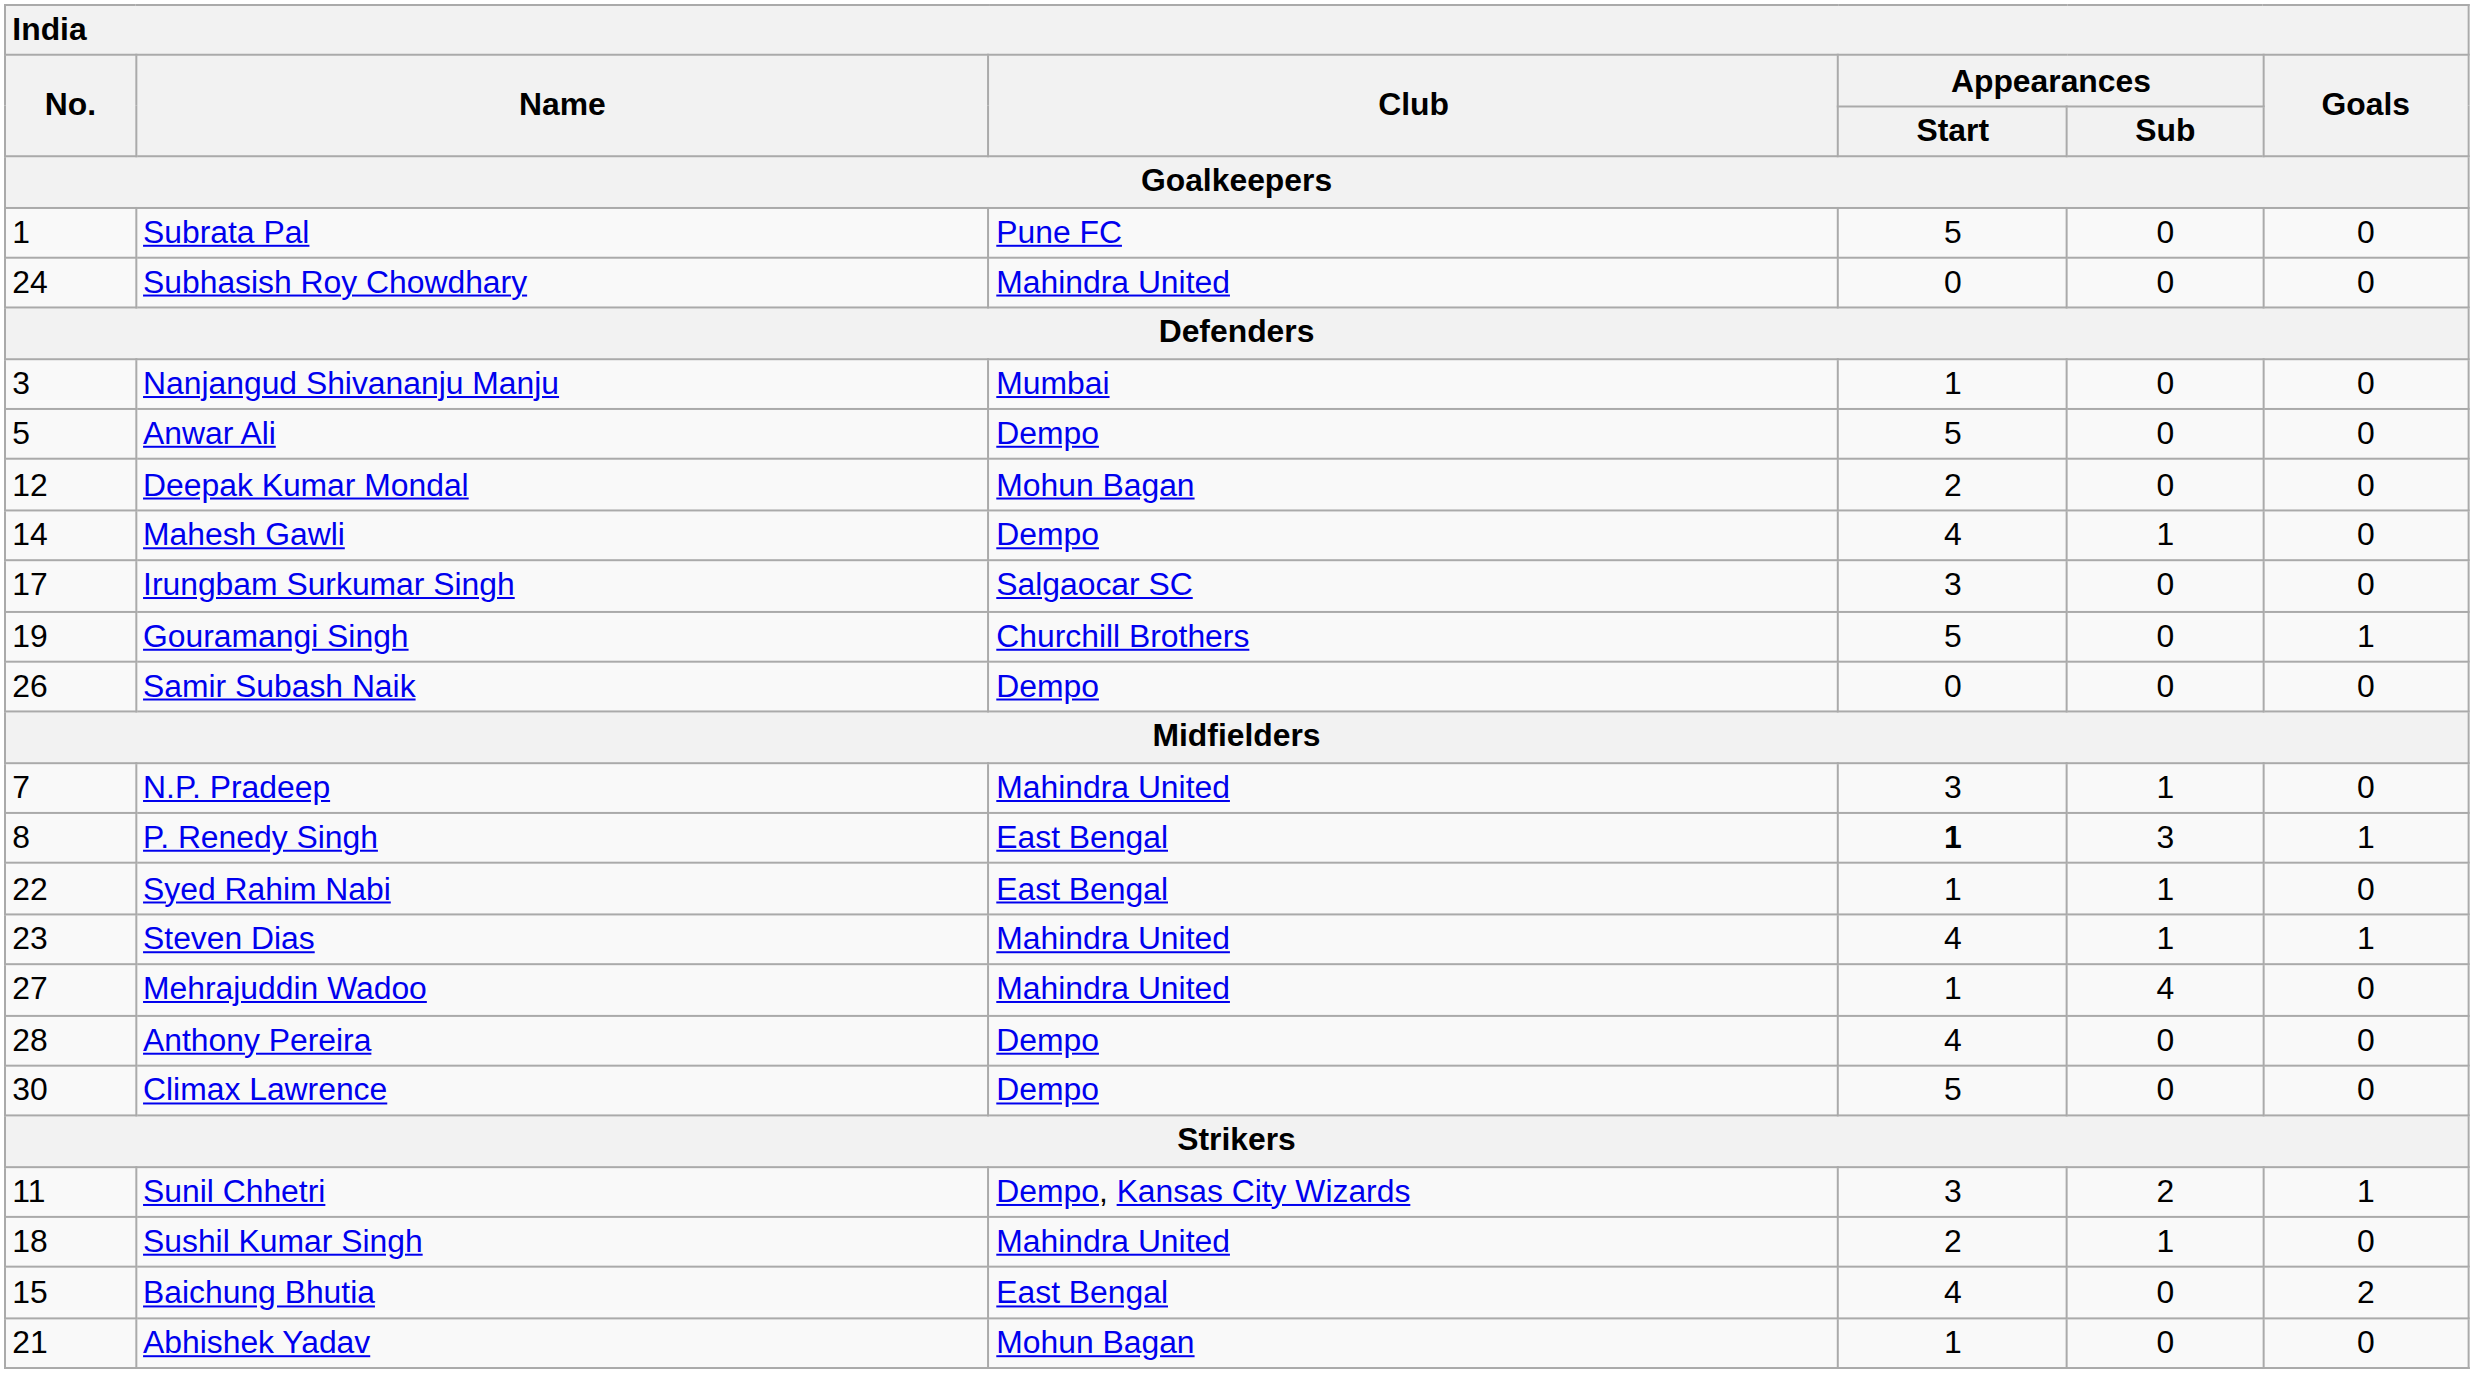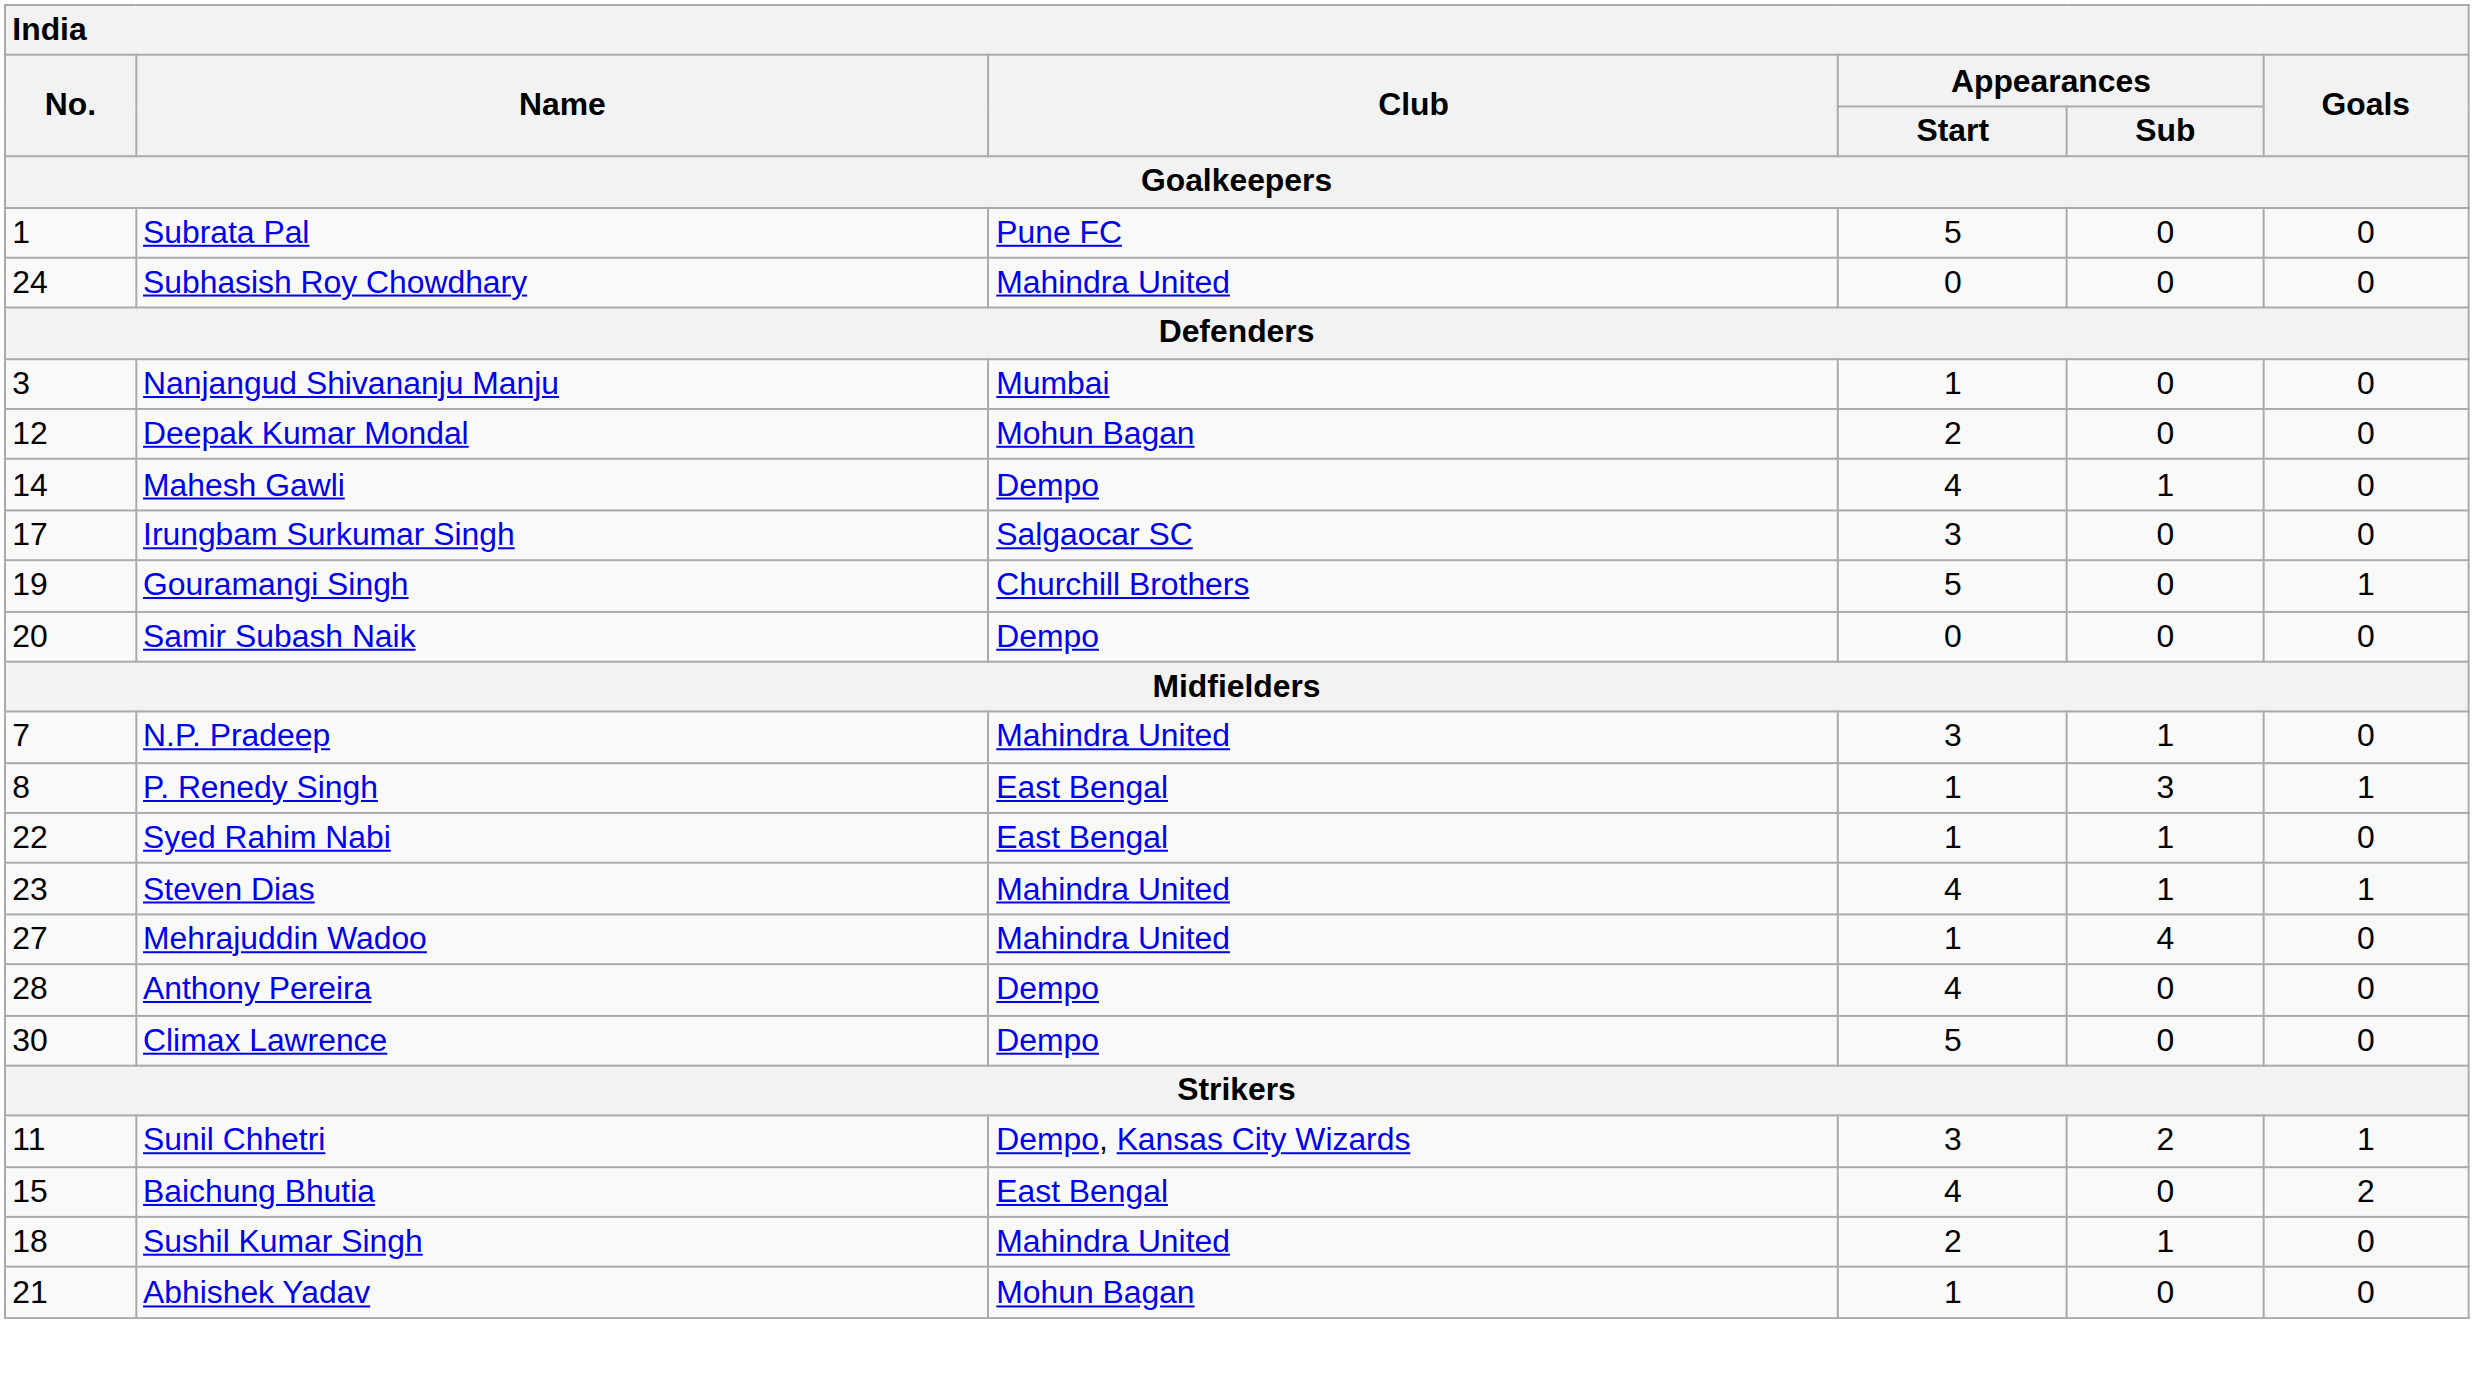- row: (209, 433)
(30, 686) 26 -> (30, 635) 20
(1953, 837) bold -> (1953, 787) normal
rows swapped: (259, 1292) <-> (283, 1241)
